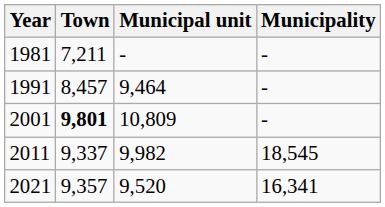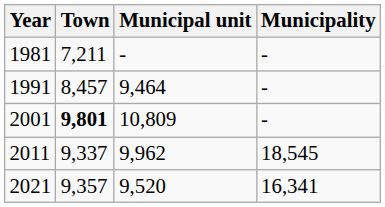(143, 152) 9,982 -> (143, 152) 9,962
